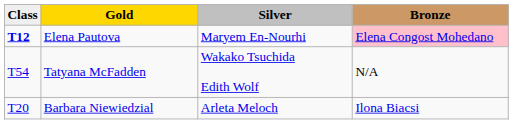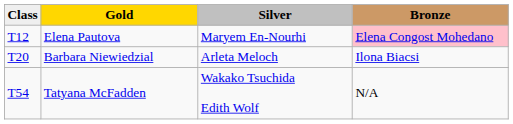(19, 36) bold -> (18, 36) normal
rows swapped: (99, 108) <-> (95, 72)
